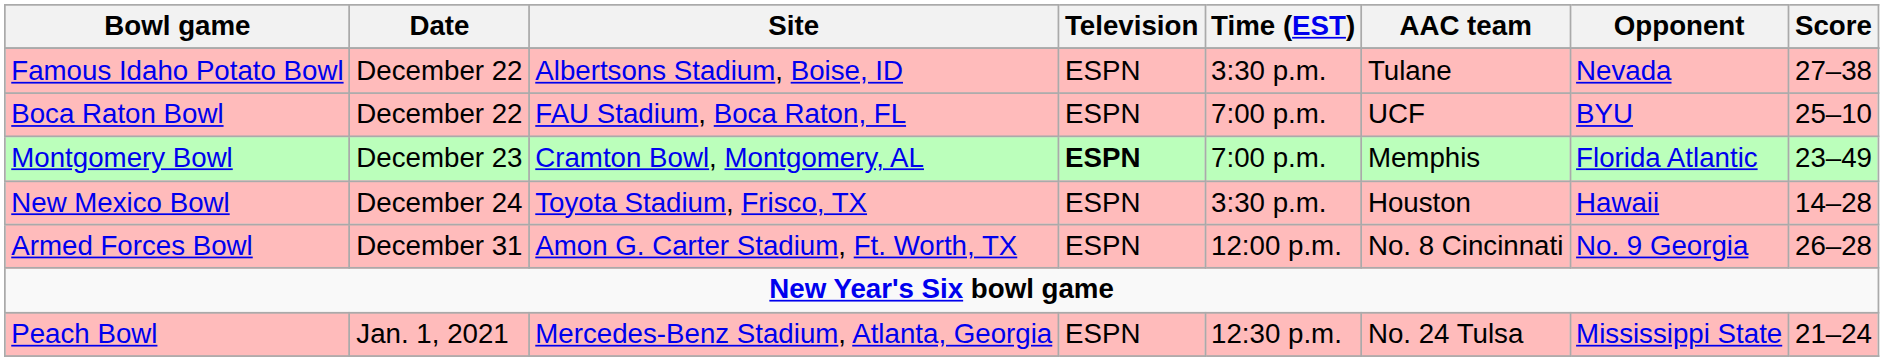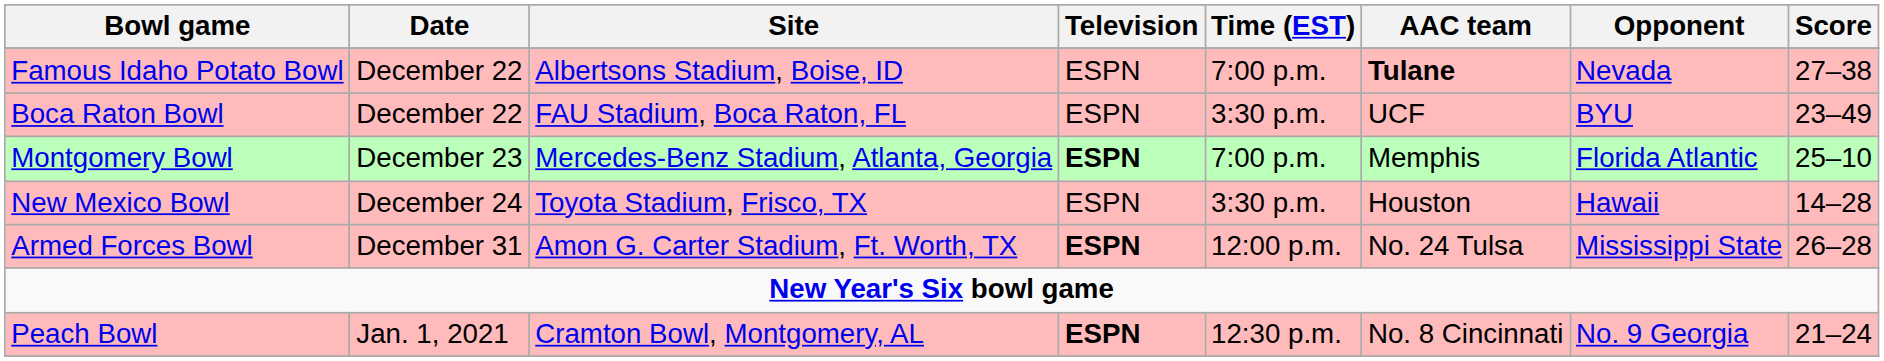(1269, 70) 3:30 p.m. -> (1269, 70) 7:00 p.m.
(1410, 70) normal -> (1411, 70) bold
(1269, 114) 7:00 p.m. -> (1269, 114) 3:30 p.m.
(1833, 114) 25–10 -> (1833, 114) 23–49
(730, 158) Cramton Bowl, Montgomery, AL -> (794, 158) Mercedes-Benz Stadium, Atlanta, Georgia
(1833, 158) 23–49 -> (1833, 158) 25–10
(1103, 245) normal -> (1103, 245) bold
(1466, 245) No. 8 Cincinnati -> (1446, 245) No. 24 Tulsa
(1662, 245) No. 9 Georgia -> (1679, 245) Mississippi State
(794, 333) Mercedes-Benz Stadium, Atlanta, Georgia -> (730, 333) Cramton Bowl, Montgomery, AL
(1103, 333) normal -> (1103, 333) bold
(1446, 333) No. 24 Tulsa -> (1466, 333) No. 8 Cincinnati
(1679, 333) Mississippi State -> (1662, 333) No. 9 Georgia
